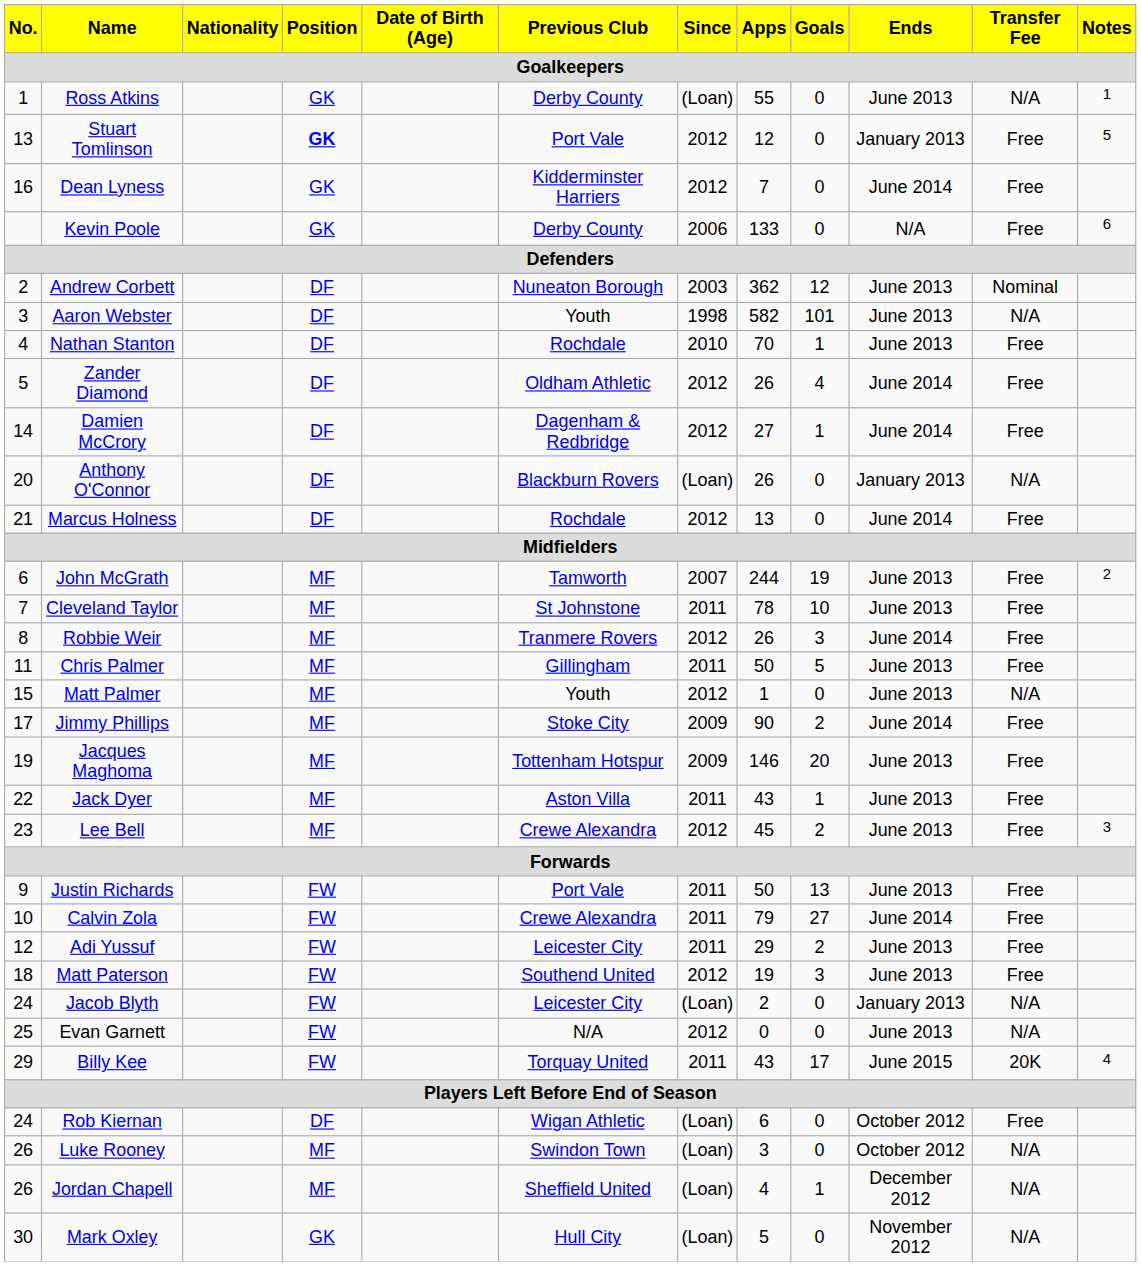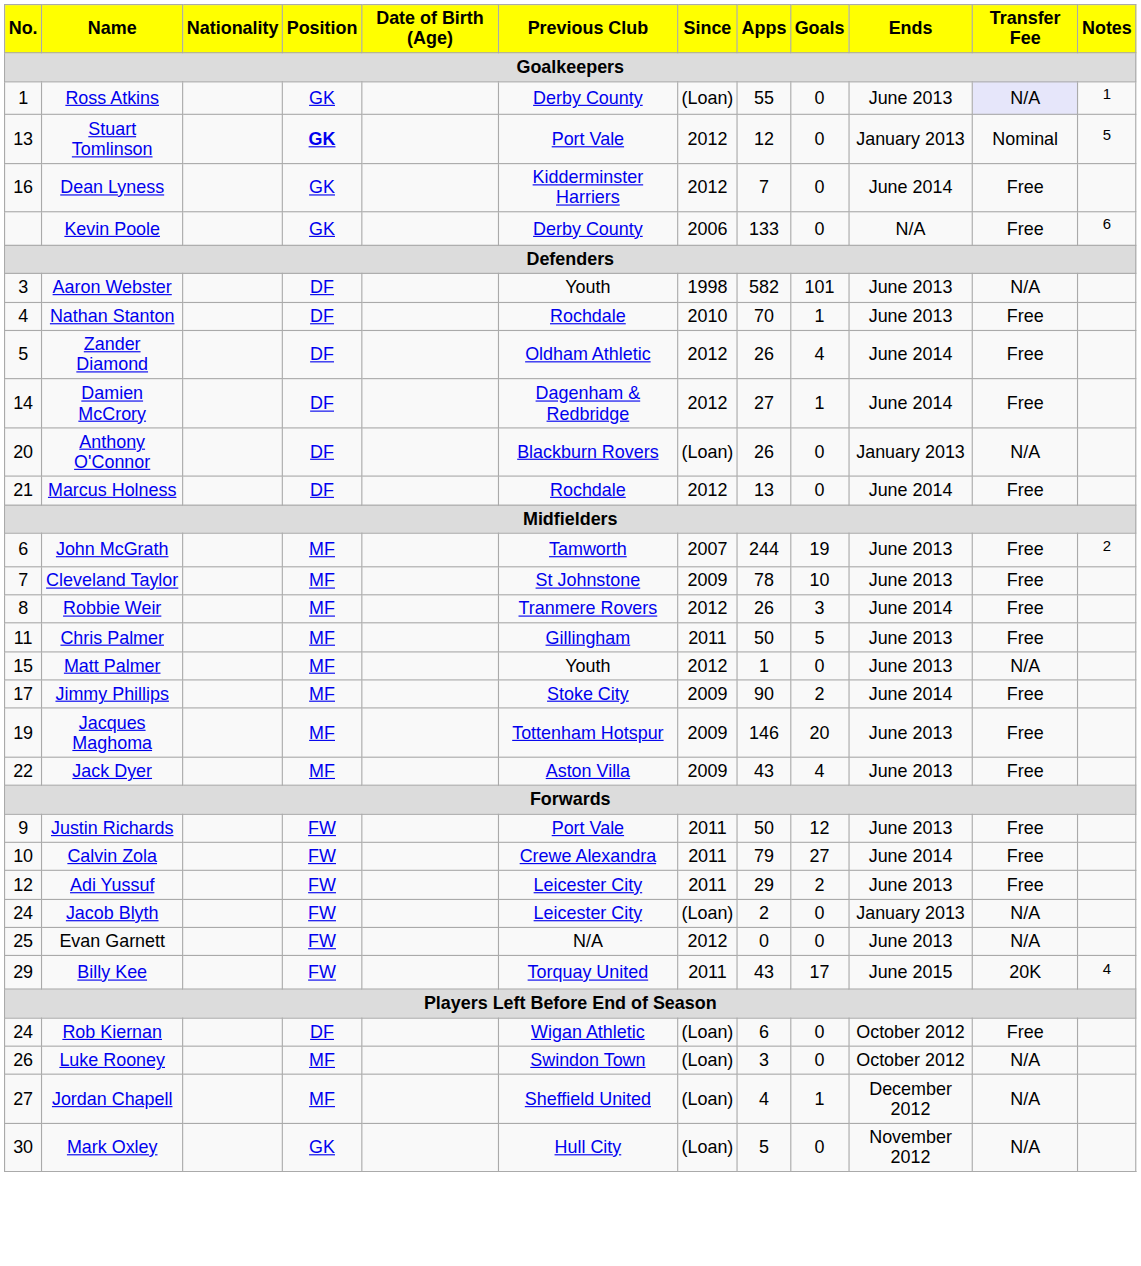(1025, 98) no background -> (1025, 98) lavender background
(1025, 139) Free -> (1025, 139) Nominal
- row: (112, 287)
(707, 608) 2011 -> (707, 580) 2009
(707, 799) 2011 -> (707, 771) 2009
(820, 799) 1 -> (820, 771) 4
- row: (112, 830)
(820, 889) 13 -> (820, 828) 12
- row: (112, 974)
(23, 1188) 26 -> (23, 1098) 27
